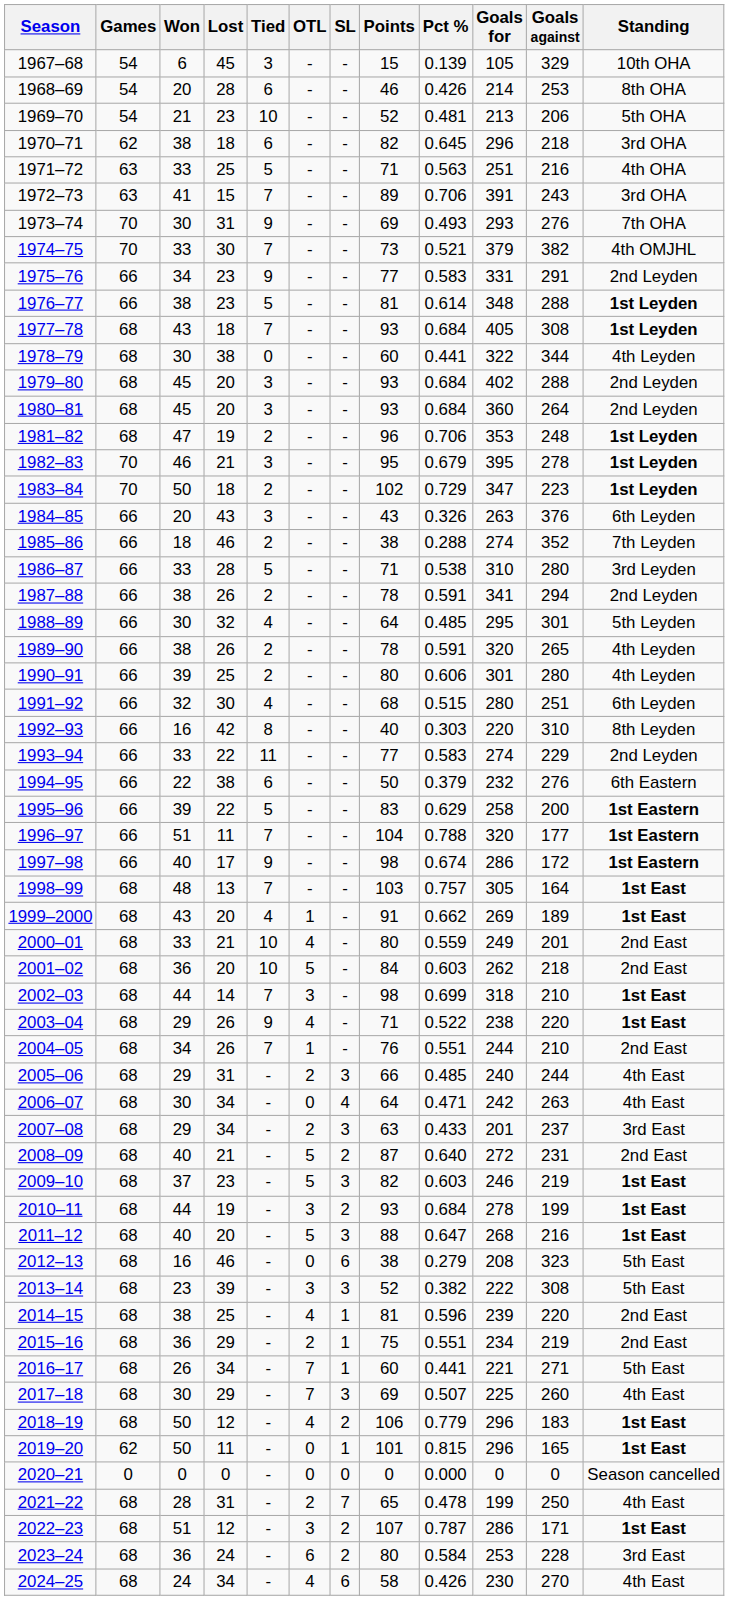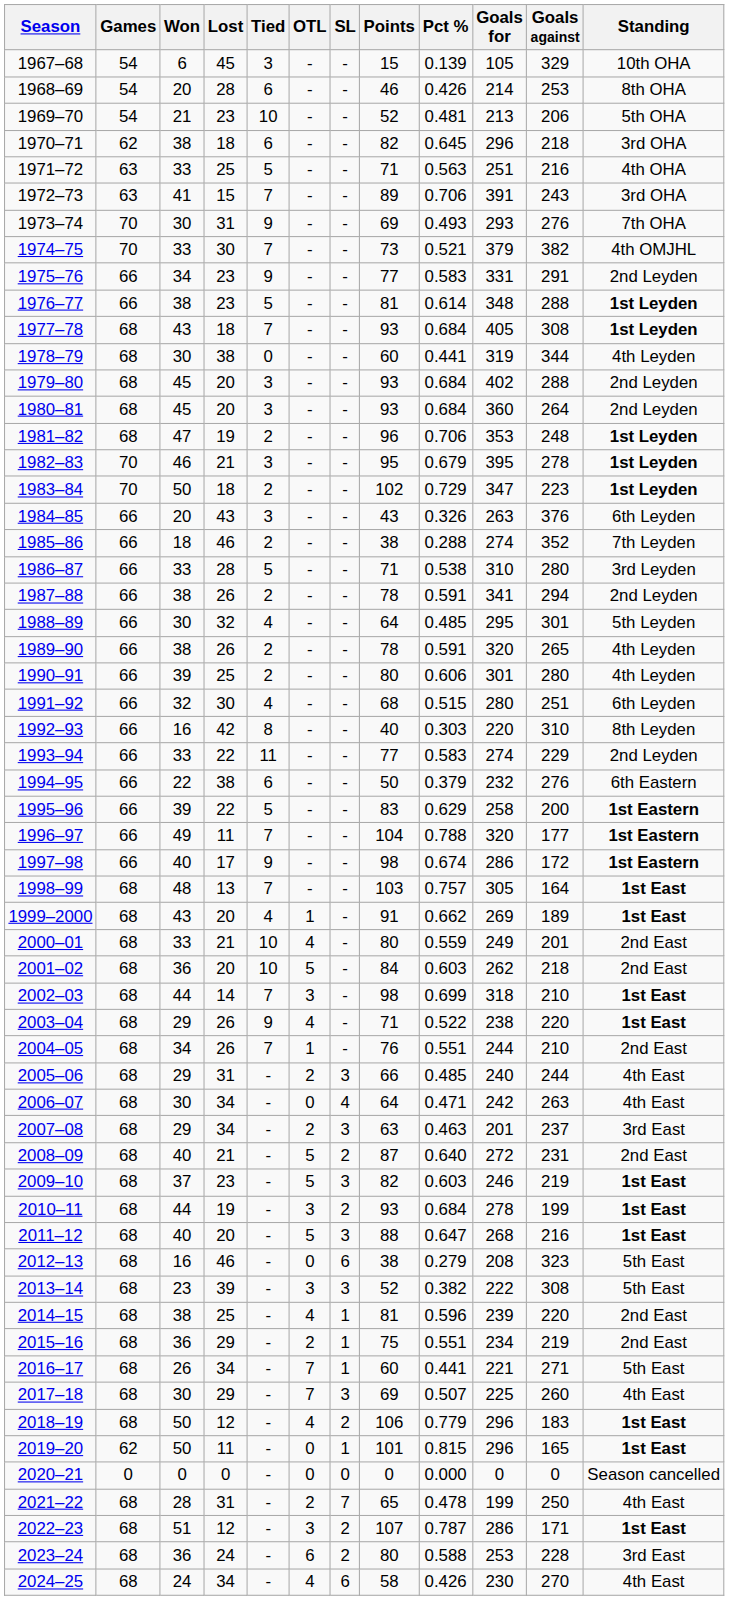(500, 356) 322 -> (500, 356) 319
(182, 836) 51 -> (182, 836) 49
(446, 1129) 0.433 -> (446, 1129) 0.463
(446, 1555) 0.584 -> (446, 1555) 0.588
